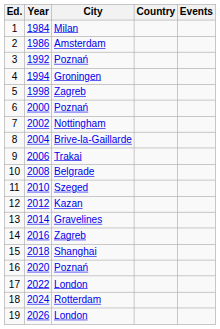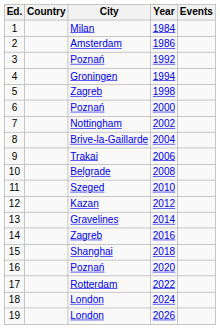columns swapped: (38, 12) <-> (156, 12)
(71, 284) London -> (94, 284) Rotterdam
(78, 300) Rotterdam -> (87, 300) London
